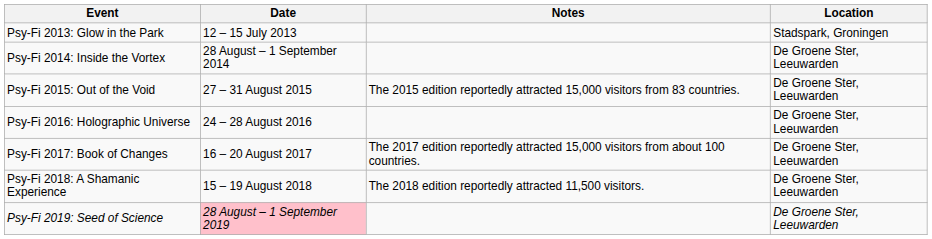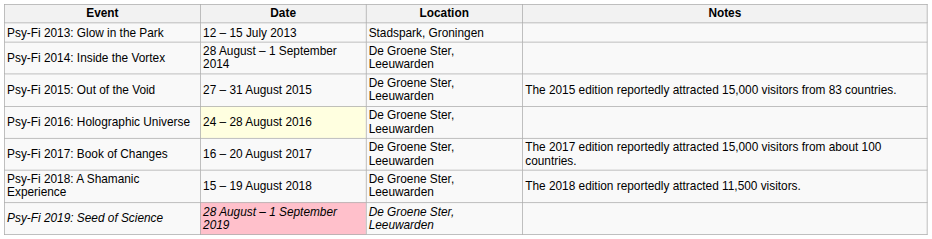columns swapped: (849, 13) <-> (568, 13)
(257, 122) no background -> (257, 122) lightyellow background
